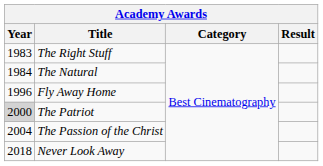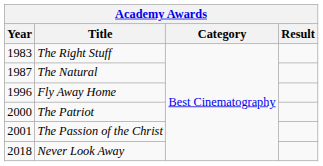(20, 72) 1984 -> (20, 72) 1987
(20, 111) lightgrey background -> (20, 111) no background
(20, 131) 2004 -> (20, 131) 2001
